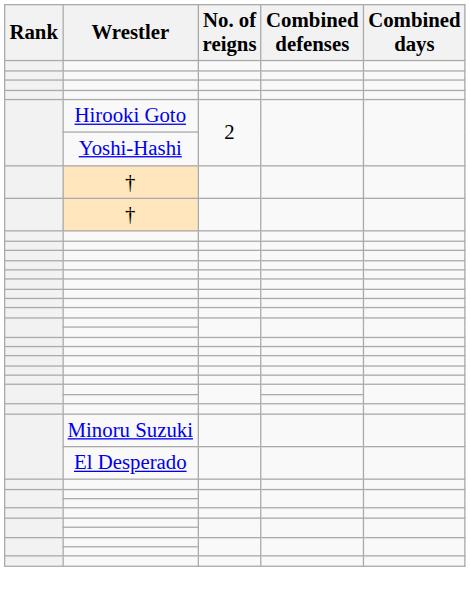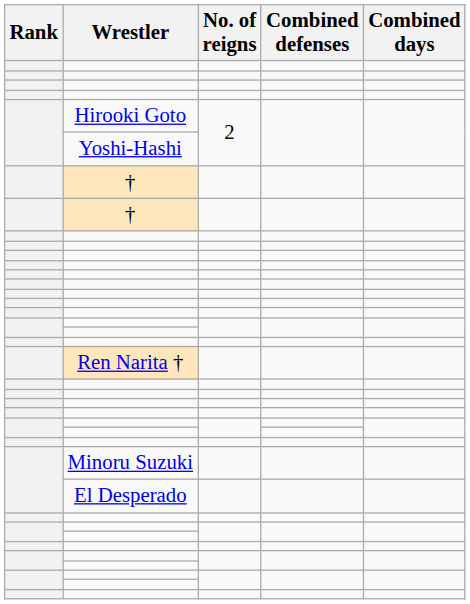+ row: (130, 362)
